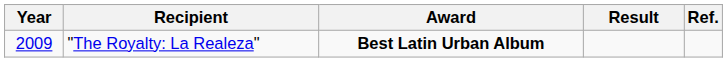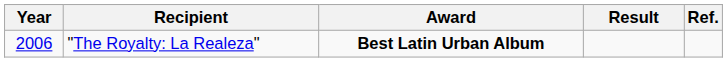(34, 43) 2009 -> (34, 43) 2006
